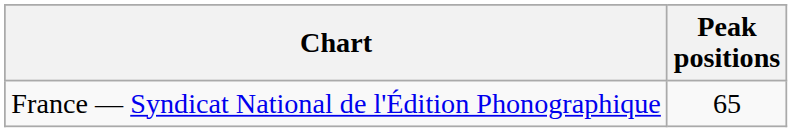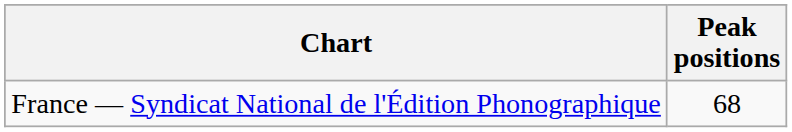(727, 103) 65 -> (727, 103) 68
